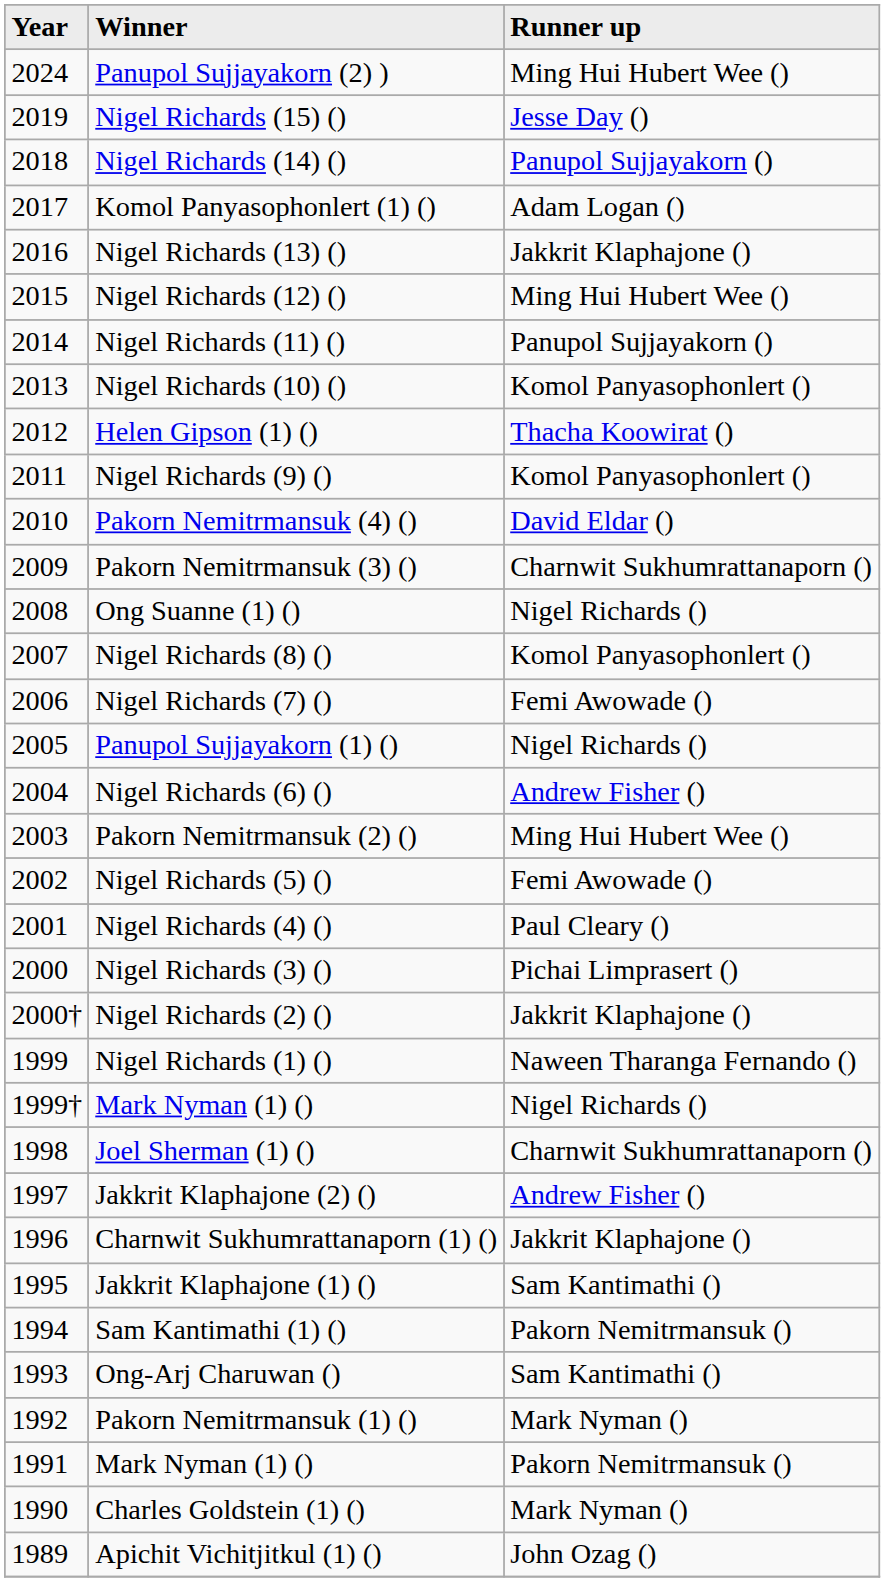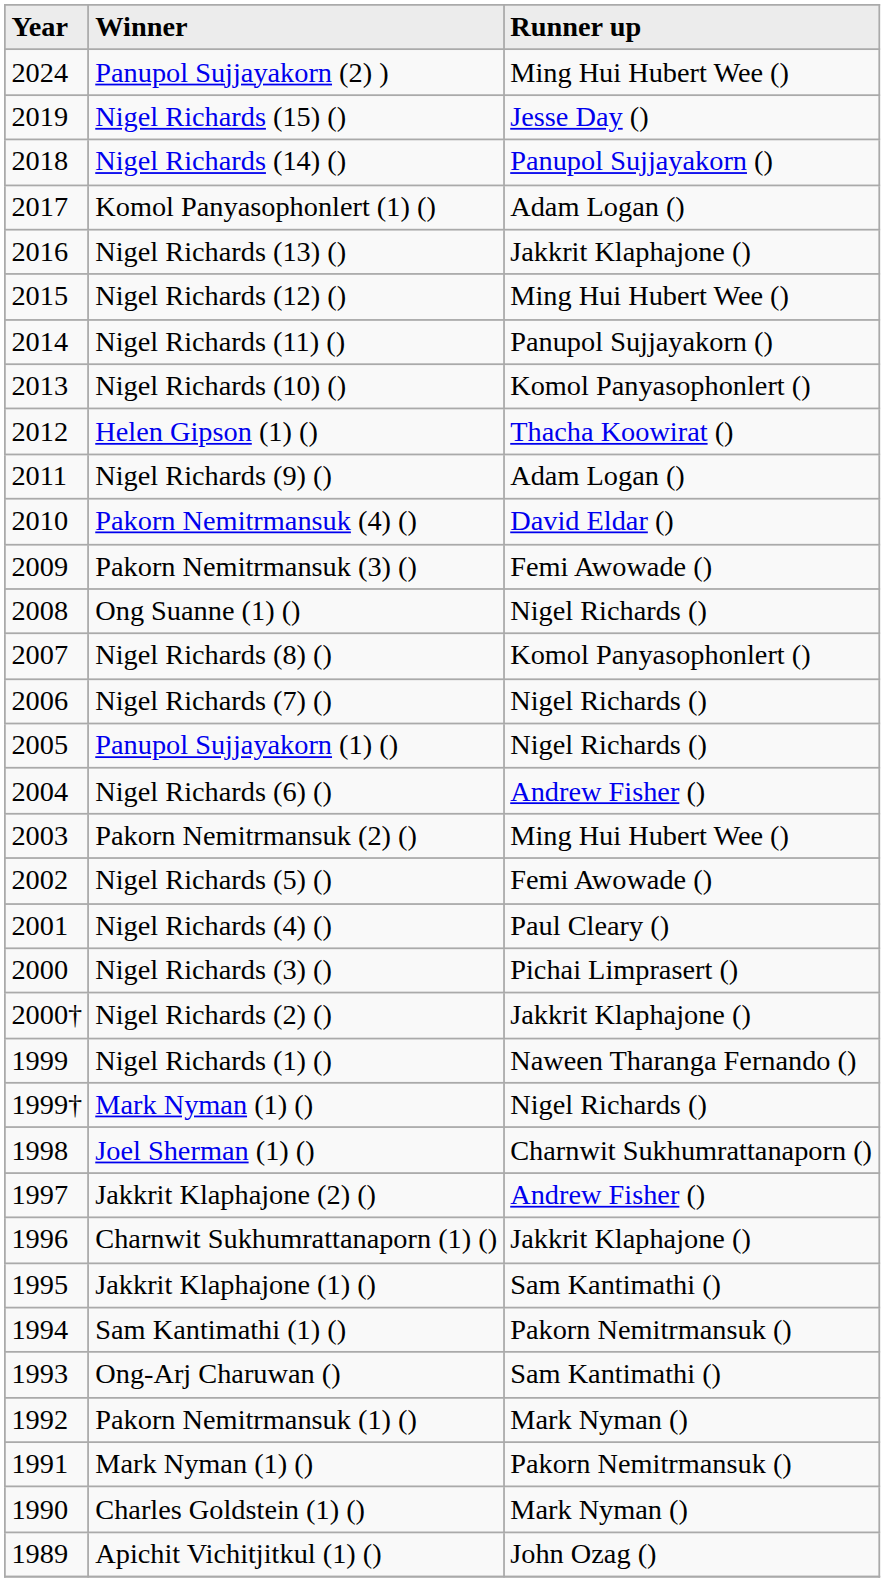(660, 476) Komol Panyasophonlert () -> (598, 476) Adam Logan ()
(691, 565) Charnwit Sukhumrattanaporn () -> (611, 565) Femi Awowade ()
(611, 700) Femi Awowade () -> (609, 700) Nigel Richards ()
